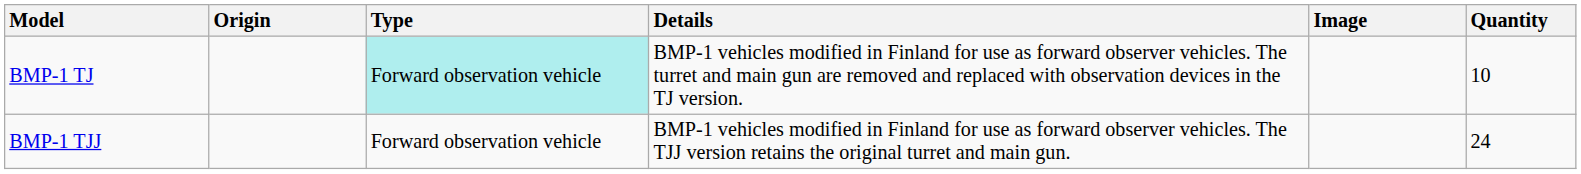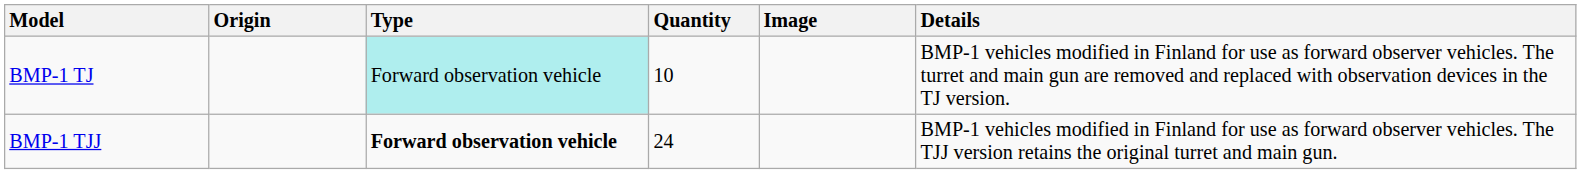columns swapped: (1509, 20) <-> (683, 20)
(486, 141) normal -> (494, 141) bold
